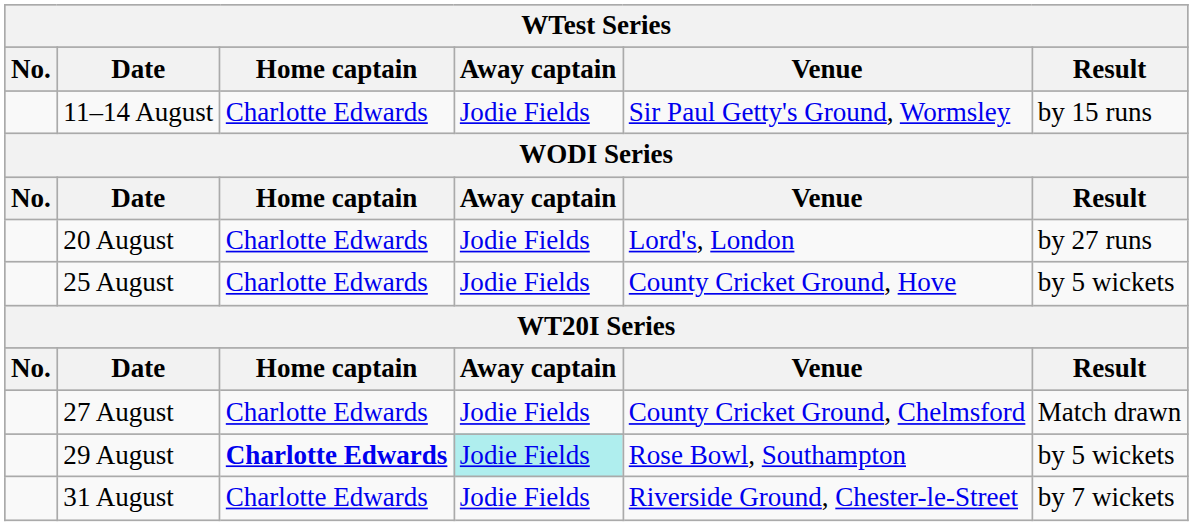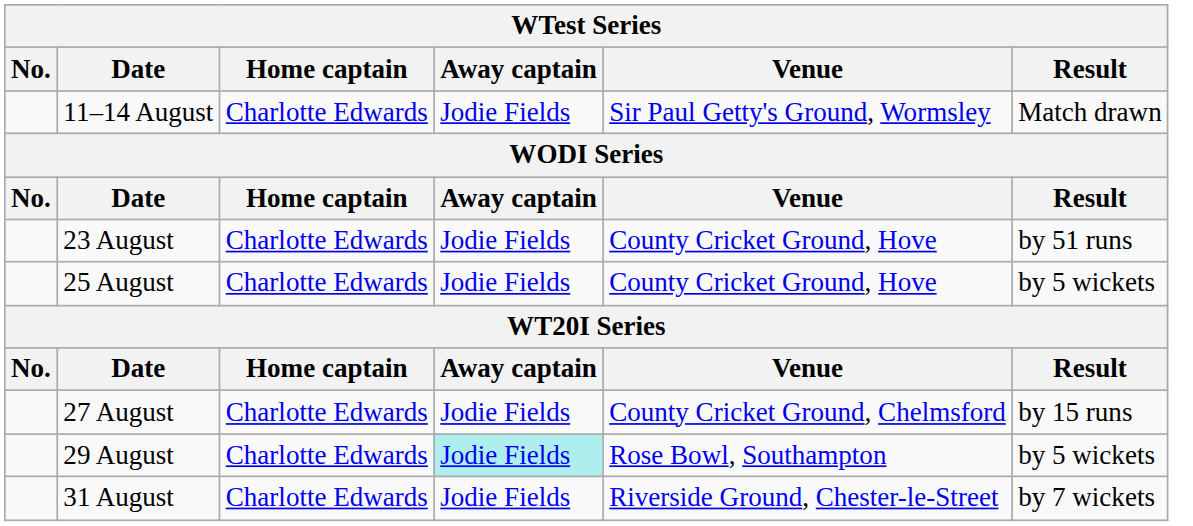(1095, 111) by 15 runs -> (1090, 111) Match drawn
- row: (119, 240)
+ row: (119, 240)
(1110, 411) Match drawn -> (1075, 411) by 15 runs
(337, 454) bold -> (327, 454) normal
